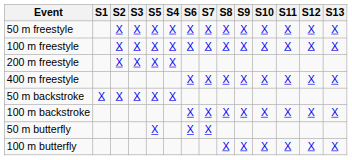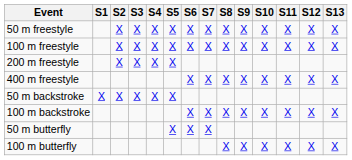columns swapped: (173, 12) <-> (155, 12)
